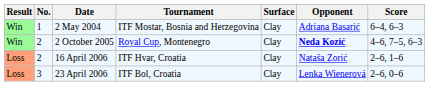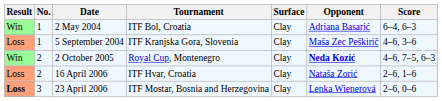(189, 27) ITF Mostar, Bosnia and Herzegovina -> (160, 27) ITF Bol, Croatia
+ row: (89, 42)
(15, 73) normal -> (16, 88) bold
(150, 73) ITF Bol, Croatia -> (199, 88) ITF Mostar, Bosnia and Herzegovina
